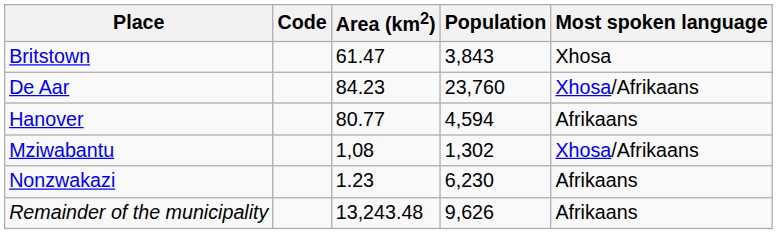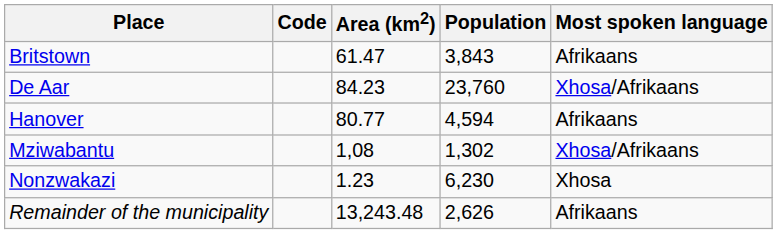(583, 56) Xhosa -> (596, 56) Afrikaans
(596, 181) Afrikaans -> (583, 181) Xhosa
(469, 212) 9,626 -> (469, 212) 2,626
